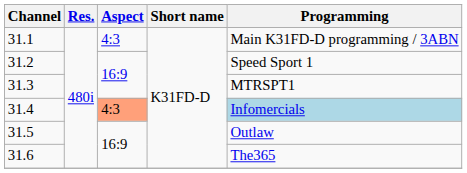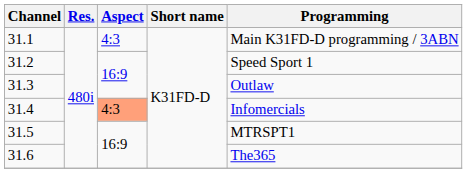(263, 86) MTRSPT1 -> (252, 86) Outlaw
(268, 109) lightblue background -> (268, 109) no background
(252, 132) Outlaw -> (263, 132) MTRSPT1
